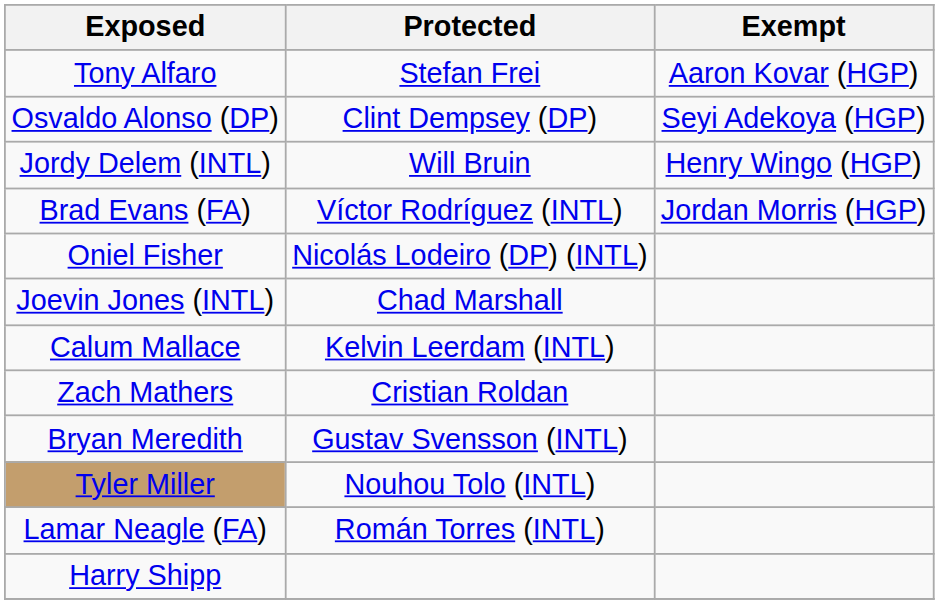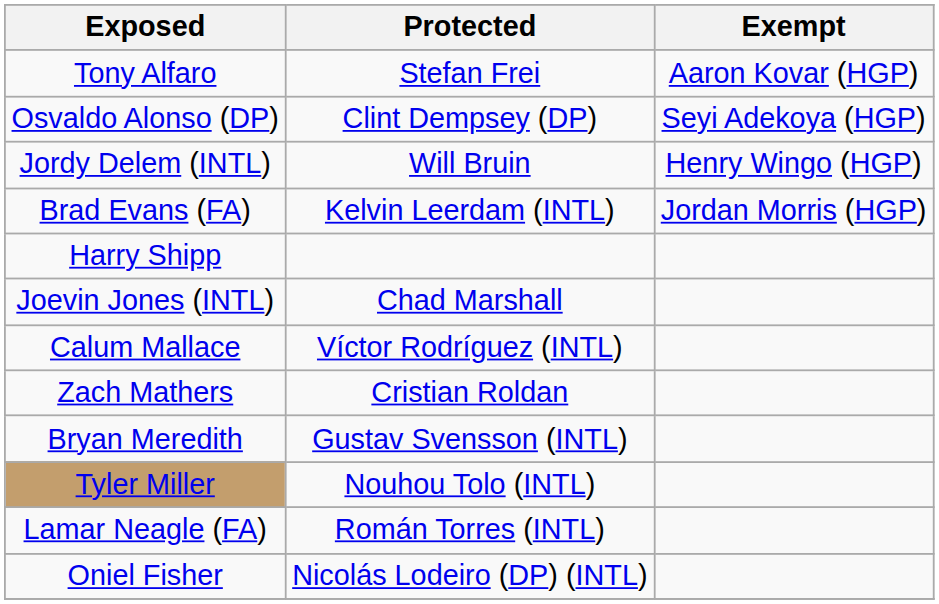(470, 210) Víctor Rodríguez (INTL) -> (470, 210) Kelvin Leerdam (INTL)
rows swapped: (145, 255) <-> (145, 575)
(470, 347) Kelvin Leerdam (INTL) -> (470, 347) Víctor Rodríguez (INTL)
